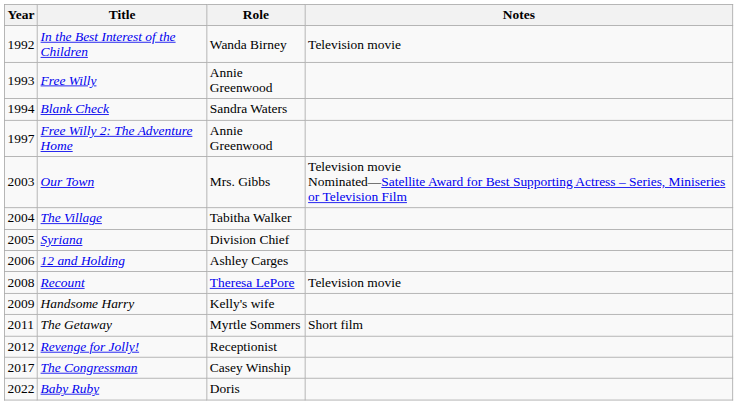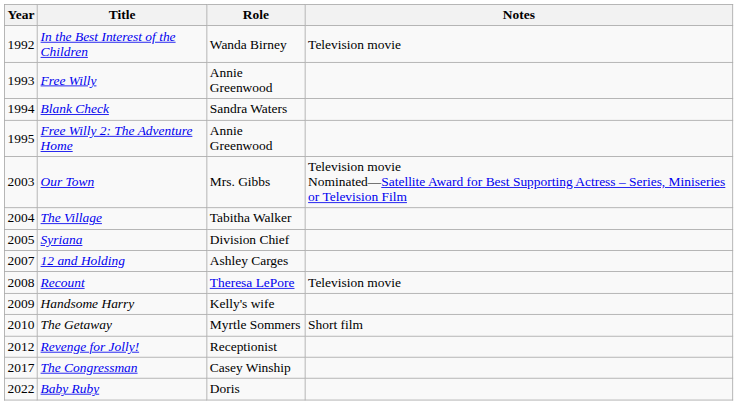(21, 138) 1997 -> (21, 138) 1995
(21, 261) 2006 -> (21, 261) 2007
(21, 325) 2011 -> (21, 325) 2010
